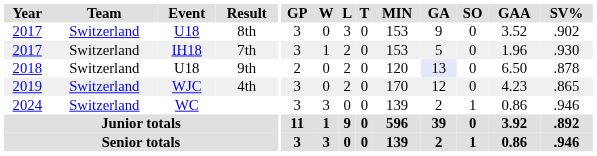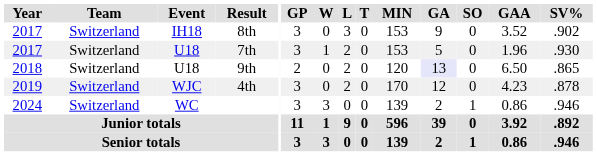(187, 31) U18 -> (187, 31) IH18
(187, 50) IH18 -> (187, 50) U18
(566, 68) .878 -> (566, 68) .865
(566, 86) .865 -> (566, 86) .878
